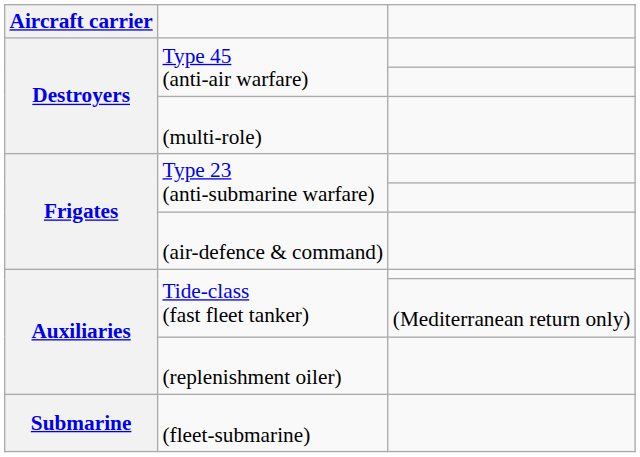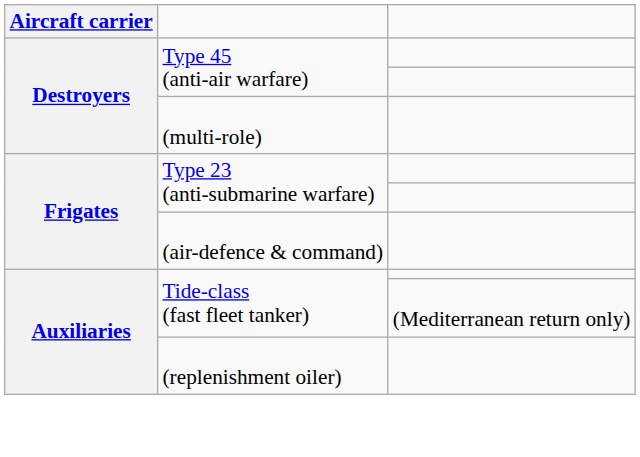- row: (236, 435)
